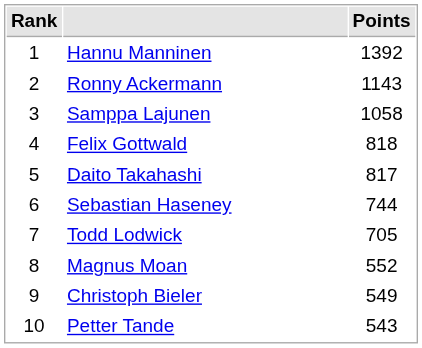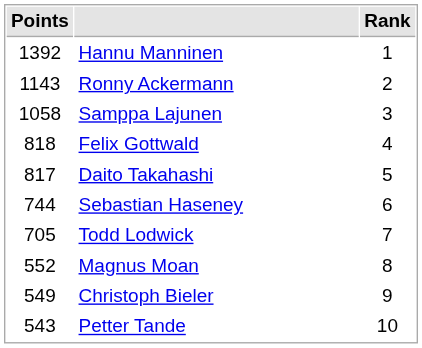columns swapped: (34, 21) <-> (382, 21)
